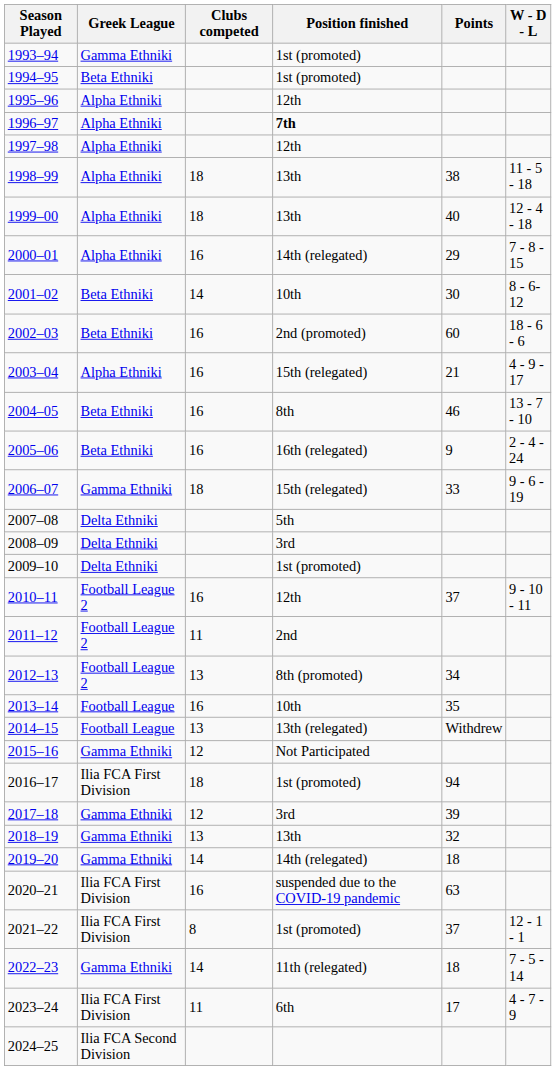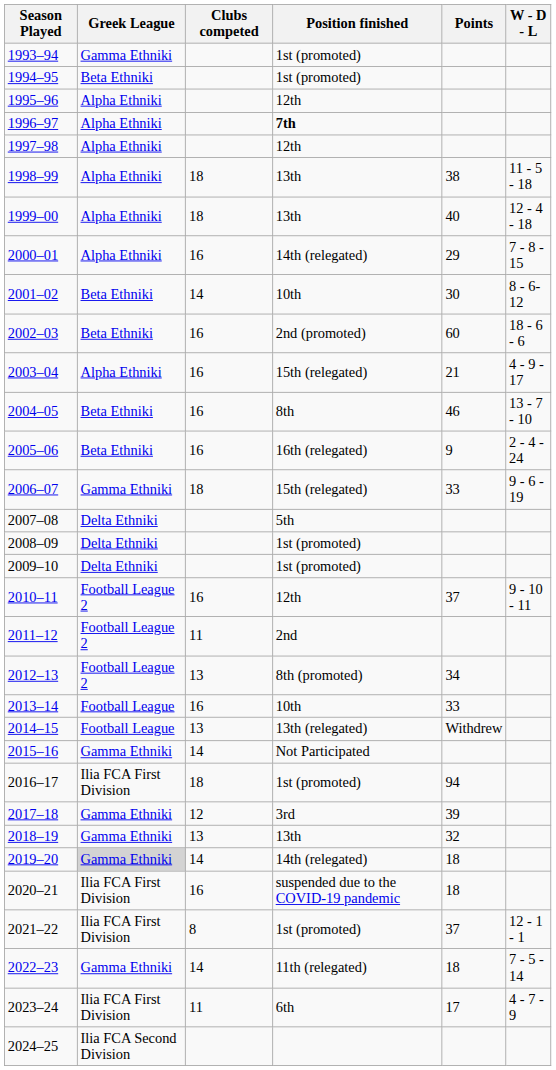(285, 543) 3rd -> (318, 543) 1st (promoted)
(453, 706) 35 -> (453, 706) 33
(196, 751) 12 -> (196, 751) 14
(126, 859) no background -> (126, 859) lightgrey background
(453, 890) 63 -> (453, 890) 18
